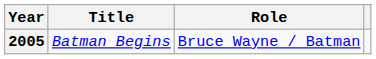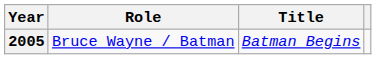columns swapped: (111, 17) <-> (269, 17)
